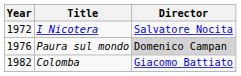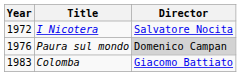(19, 63) 1982 -> (19, 63) 1983
